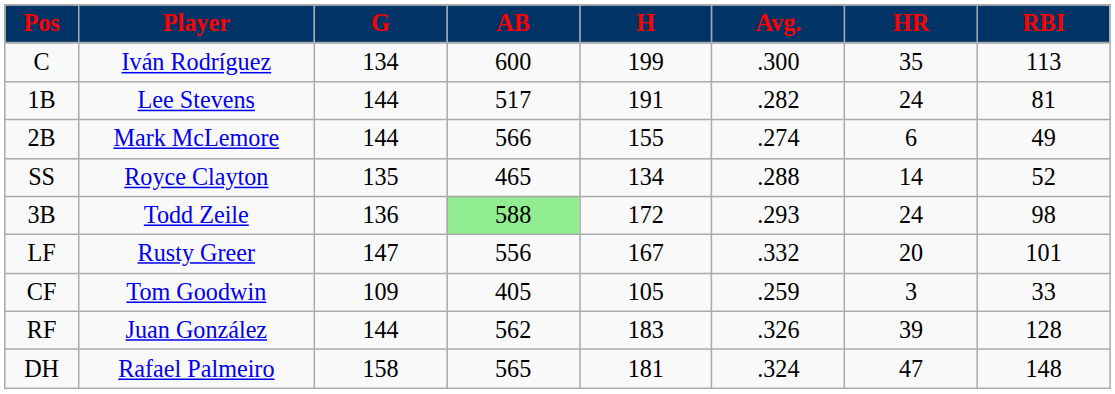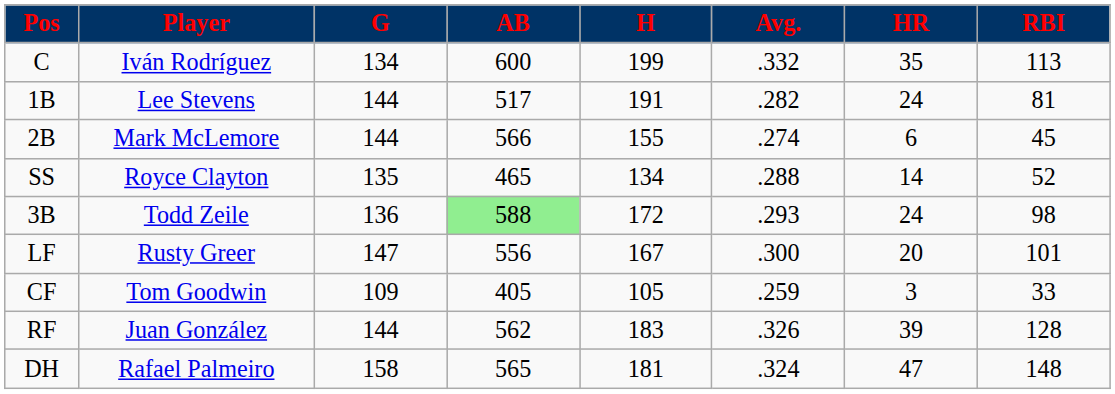(778, 61) .300 -> (778, 61) .332
(1044, 138) 49 -> (1044, 138) 45
(778, 253) .332 -> (778, 253) .300
